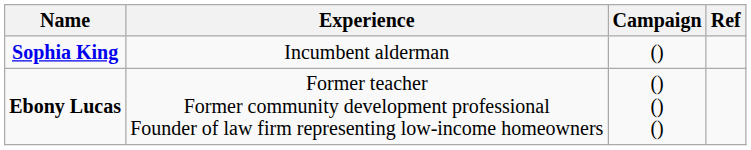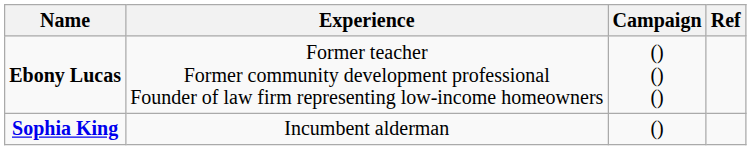rows swapped: (65, 106) <-> (65, 52)
